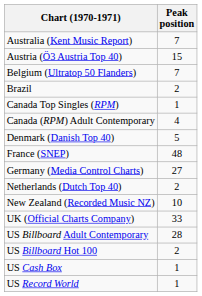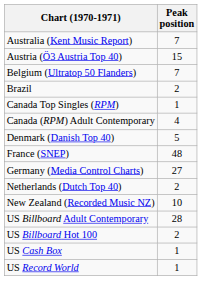- row: (70, 219)
